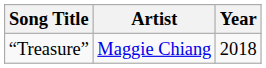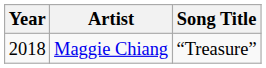columns swapped: (238, 19) <-> (49, 19)
